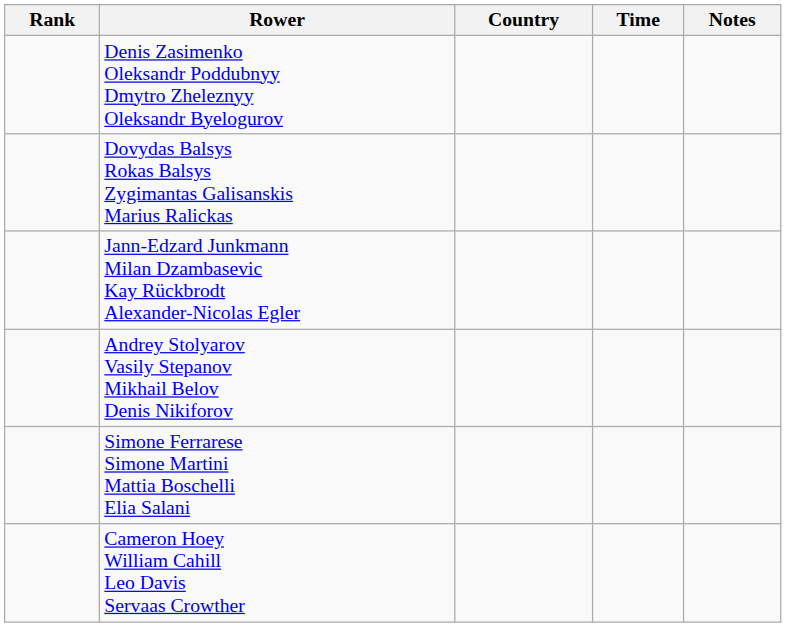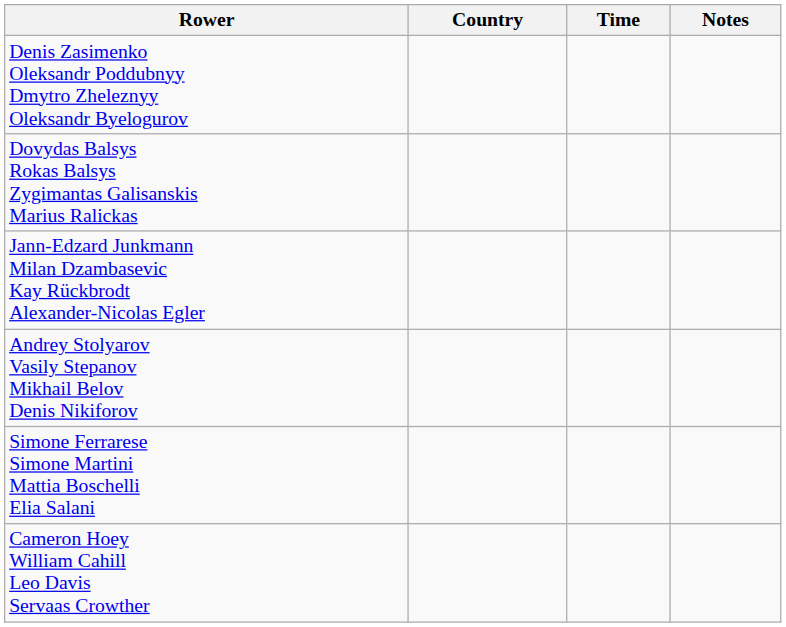- column: (52, 20)
